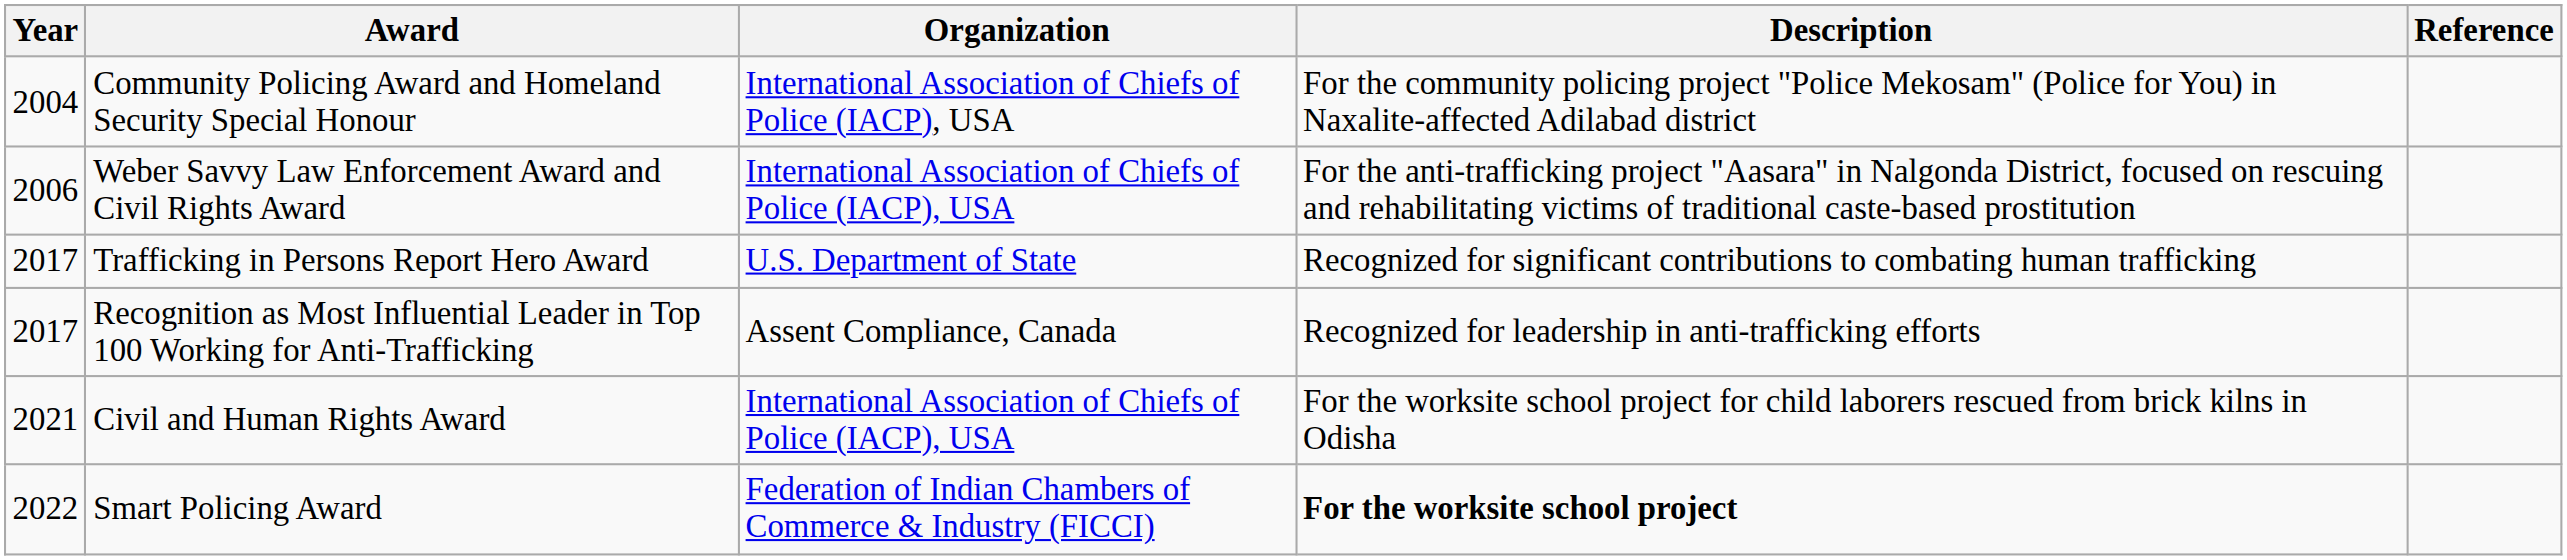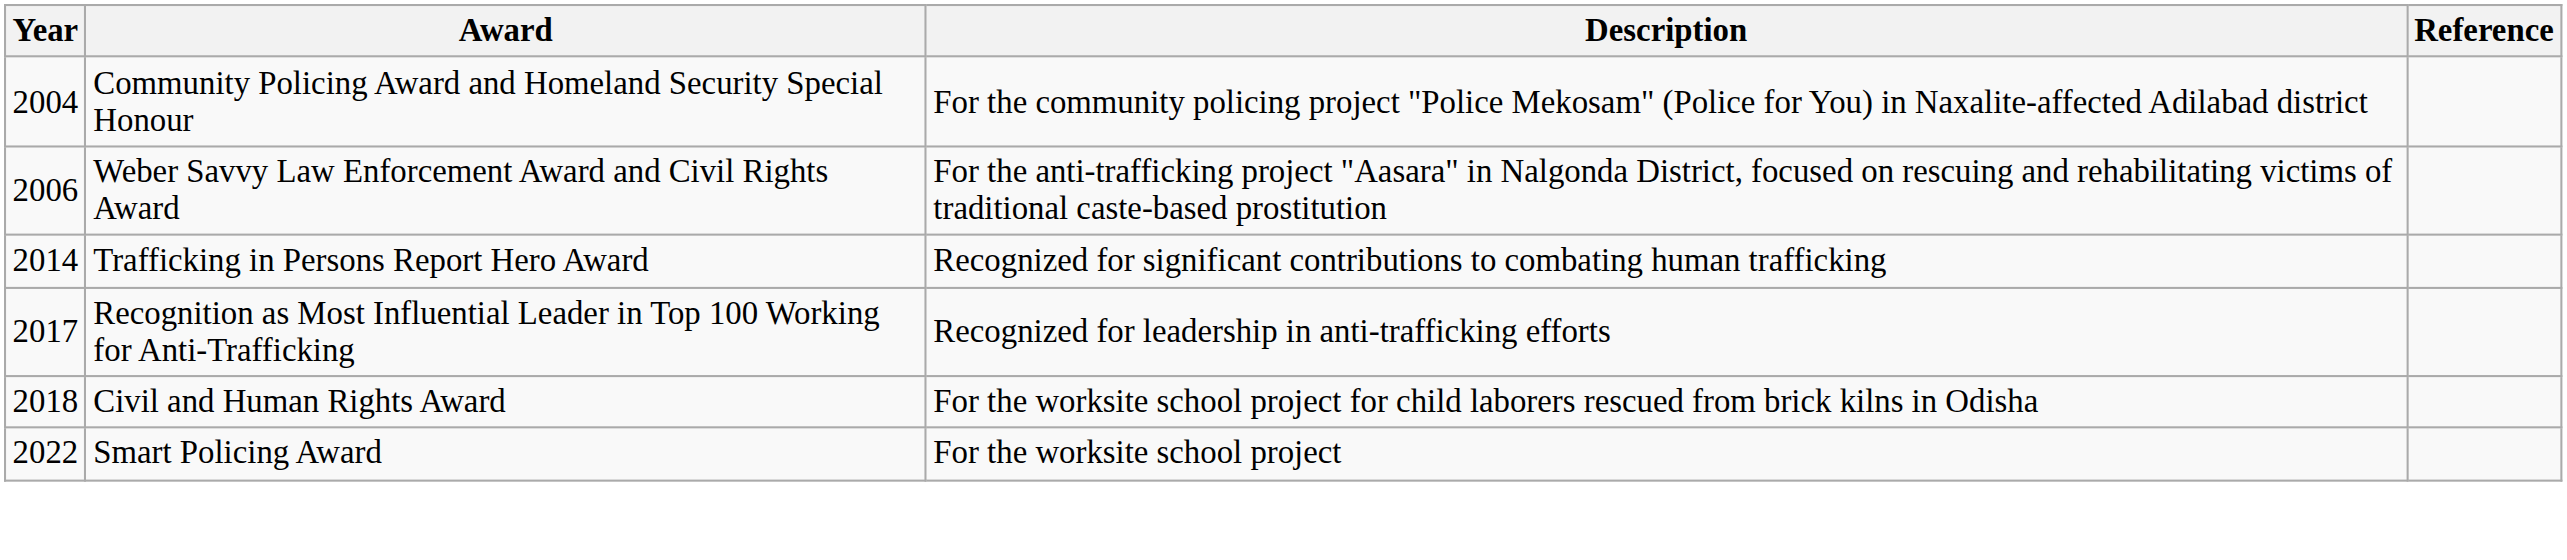- column: (1017, 30)
(45, 260) 2017 -> (45, 260) 2014
(45, 419) 2021 -> (45, 401) 2018
(1520, 508) bold -> (1137, 453) normal
